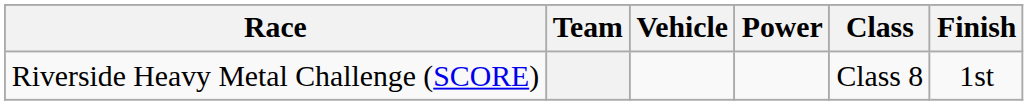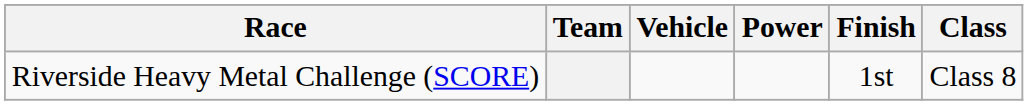columns swapped: (880, 28) <-> (977, 28)
